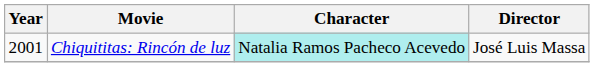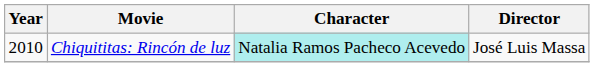(26, 47) 2001 -> (26, 47) 2010
